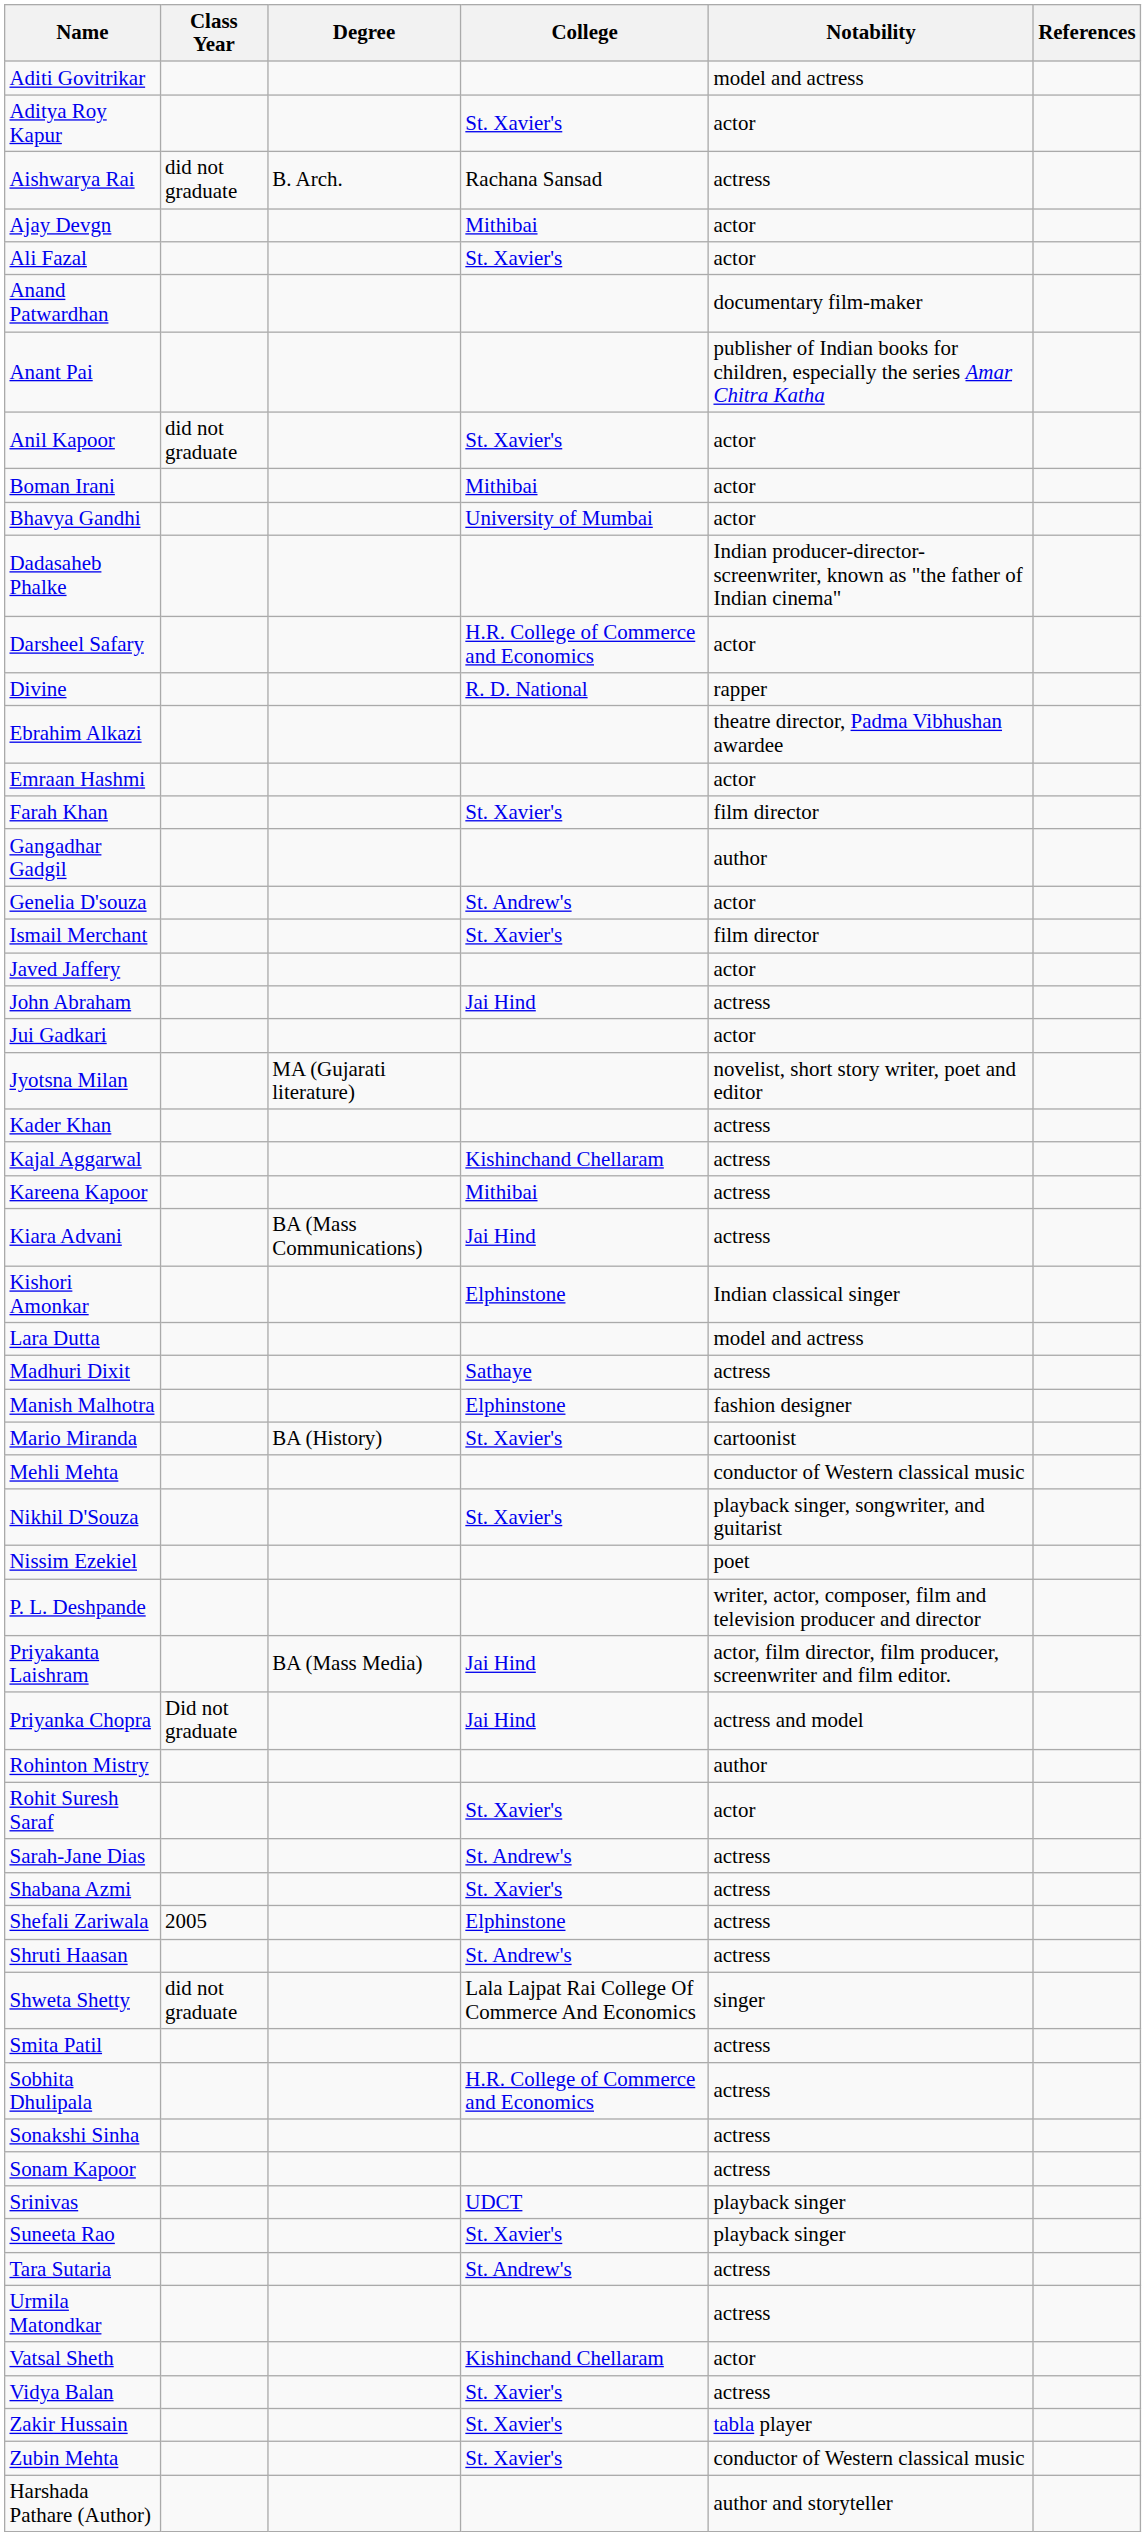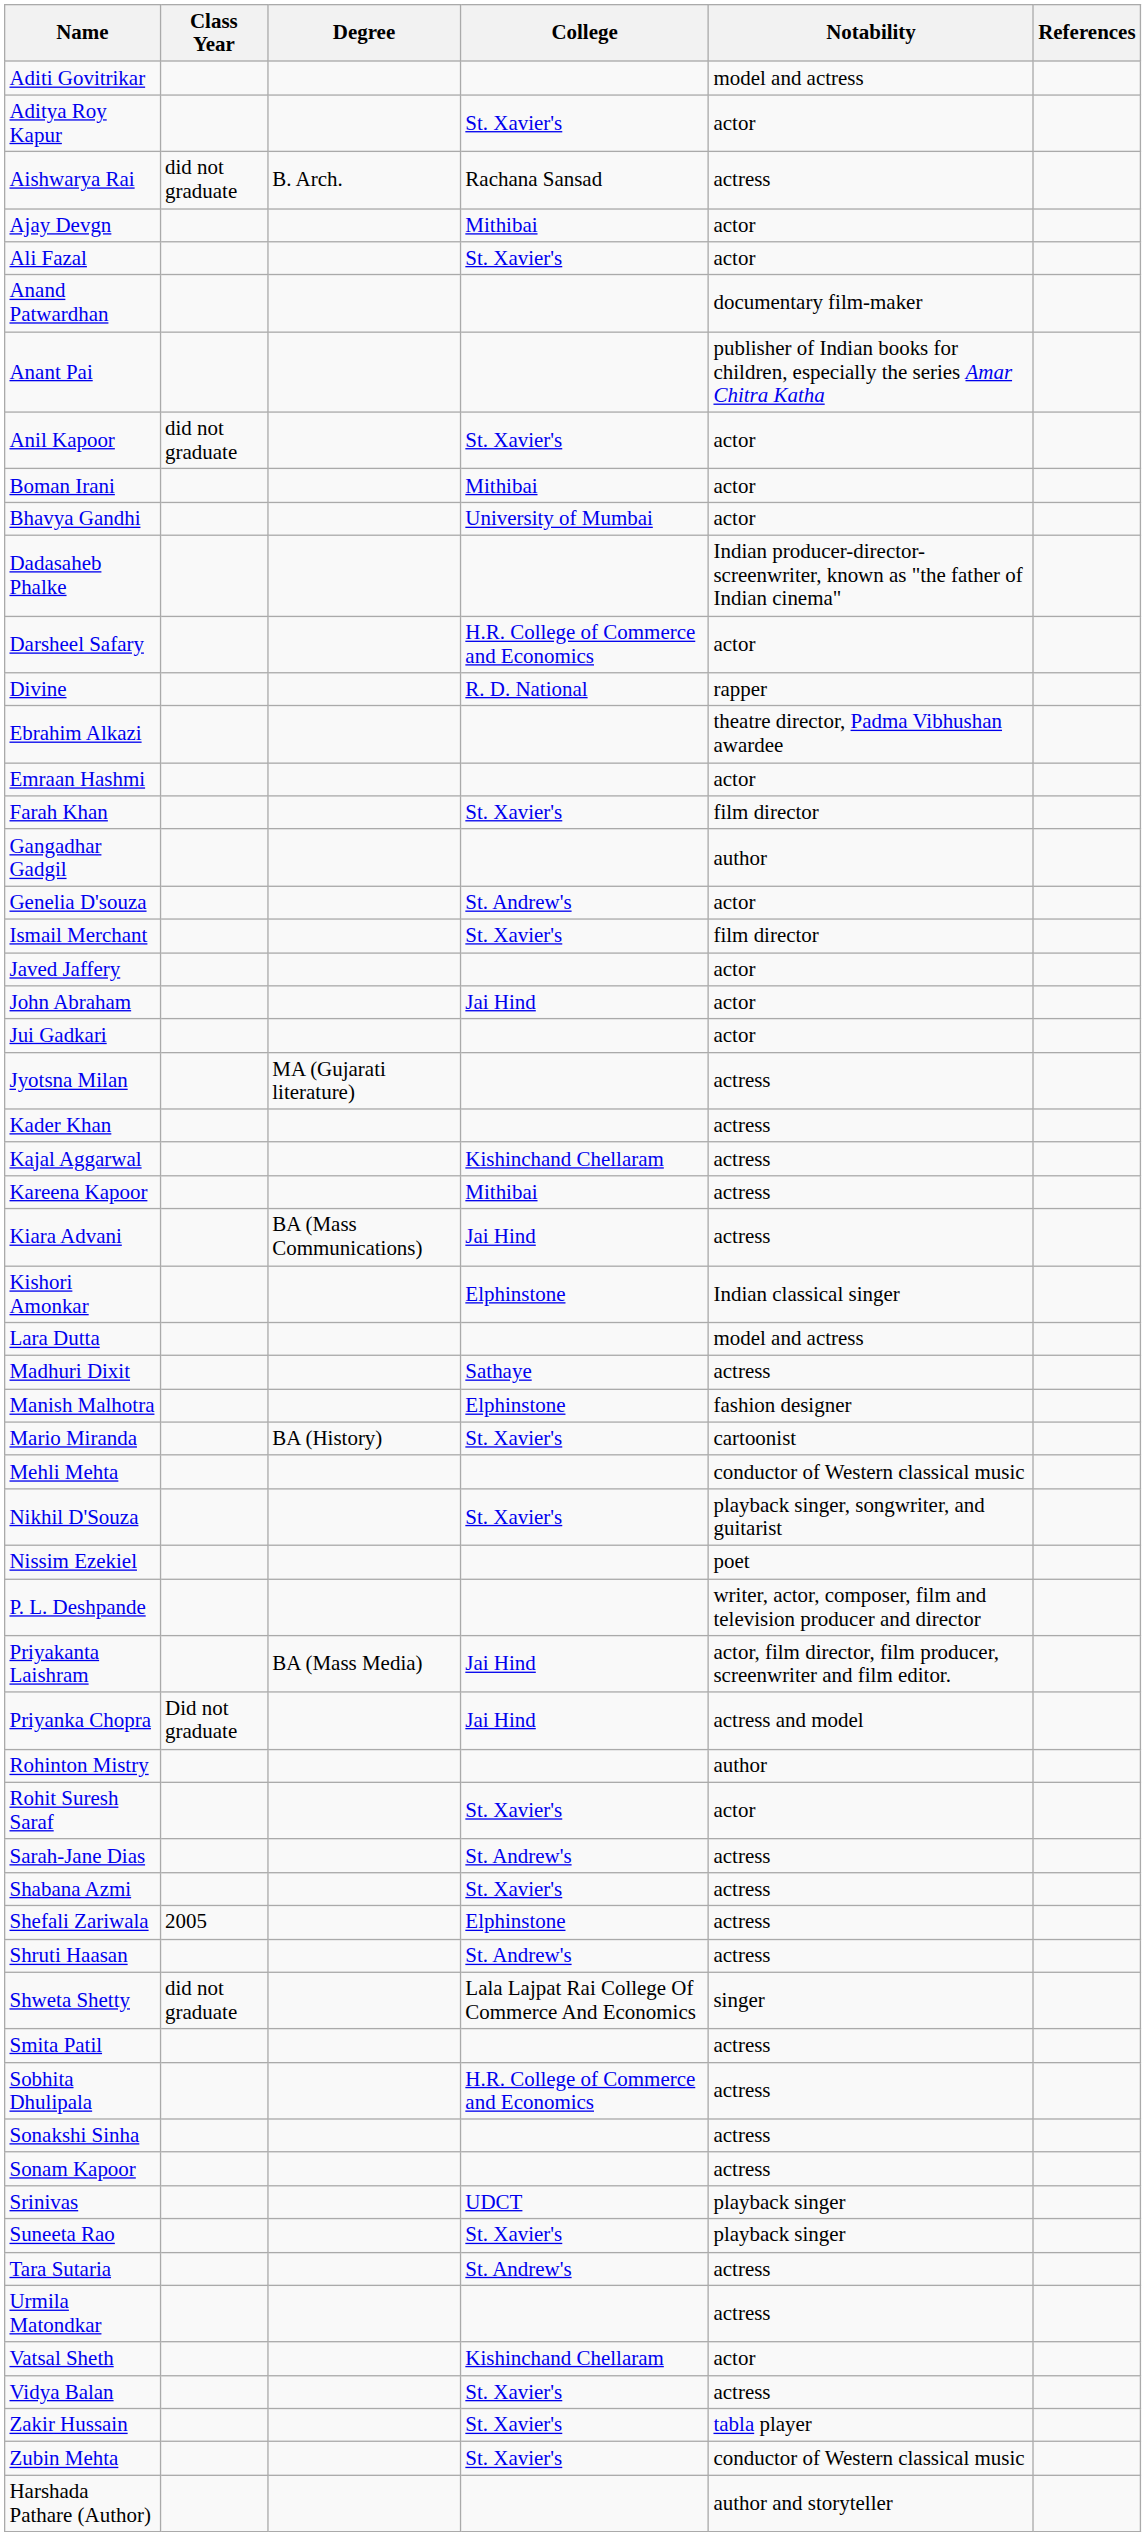(742, 1002) actress -> (734, 1002) actor
(865, 1080) novelist, short story writer, poet and editor -> (742, 1080) actress
